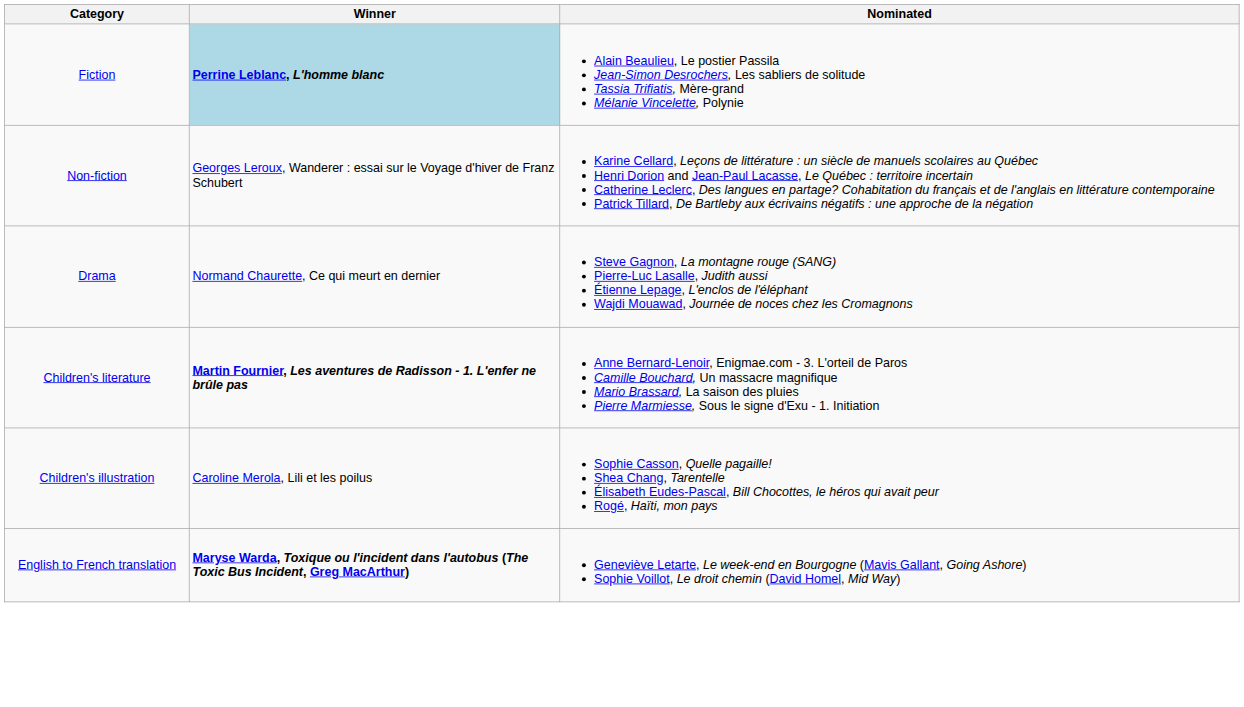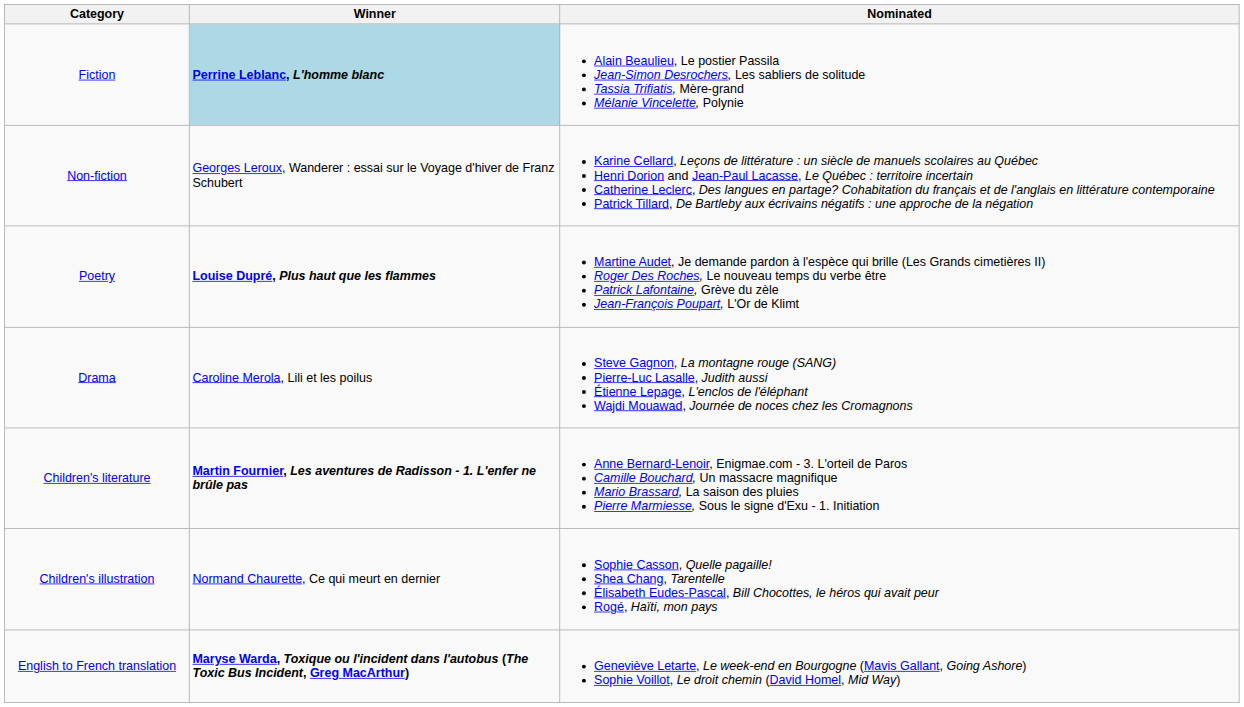+ row: (97, 276)
(316, 276) Normand Chaurette, Ce qui meurt en dernier -> (282, 377) Caroline Merola, Lili et les poilus
(282, 478) Caroline Merola, Lili et les poilus -> (316, 579) Normand Chaurette, Ce qui meurt en dernier
